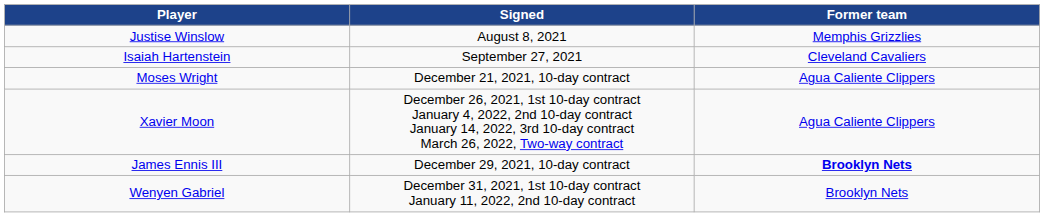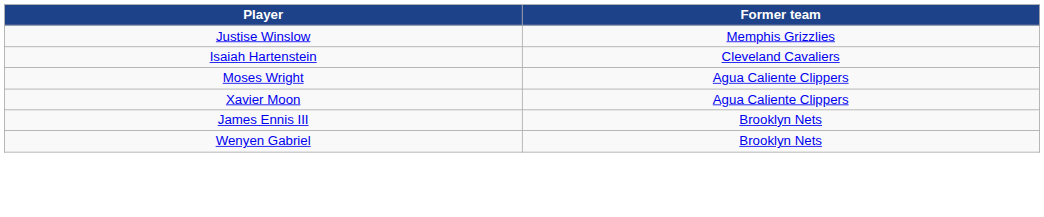- column: (522, 15)
(867, 165) bold -> (781, 120) normal
